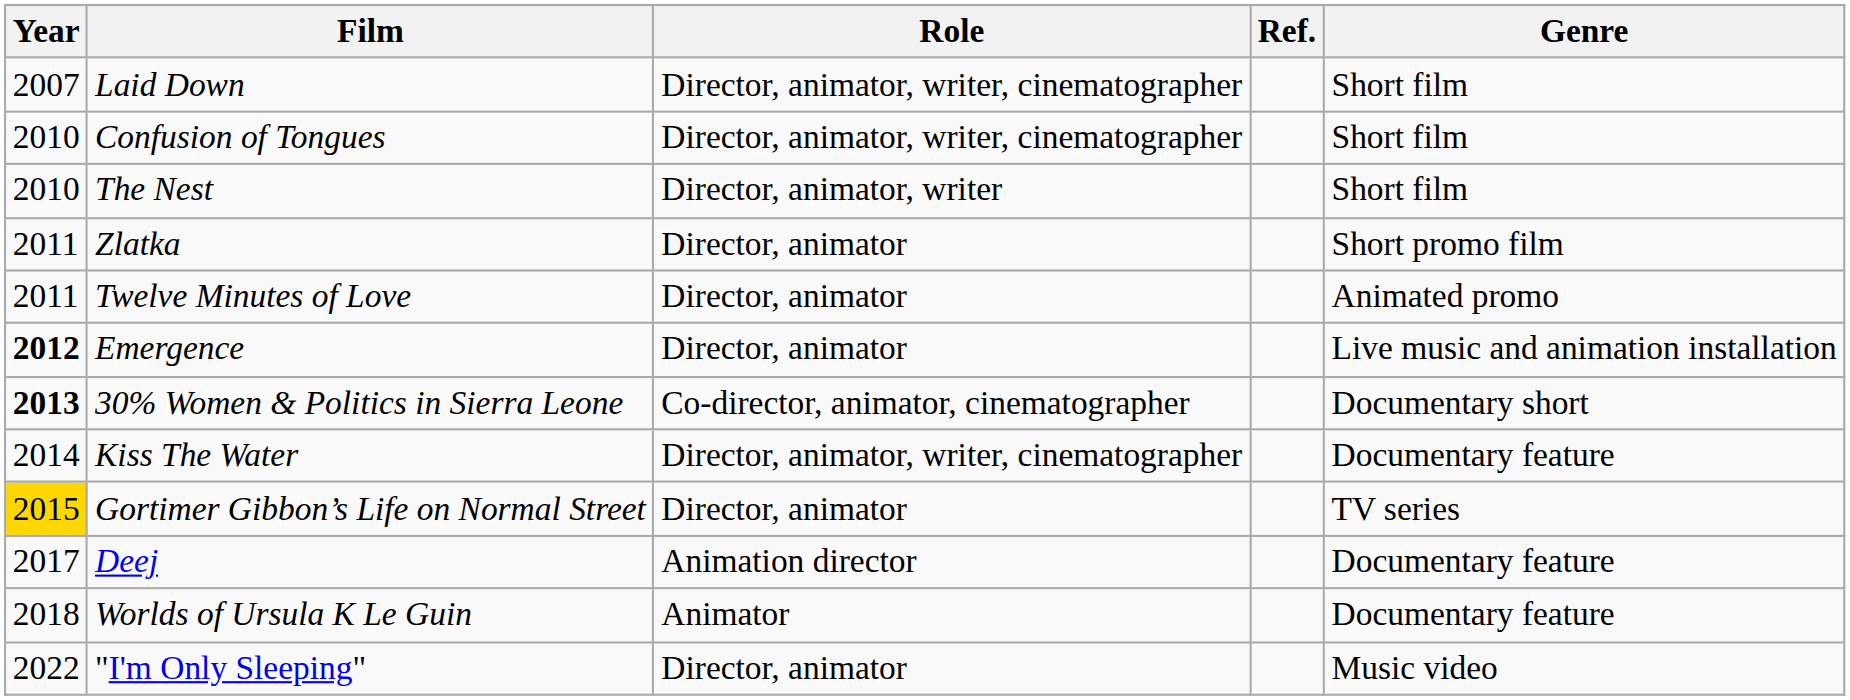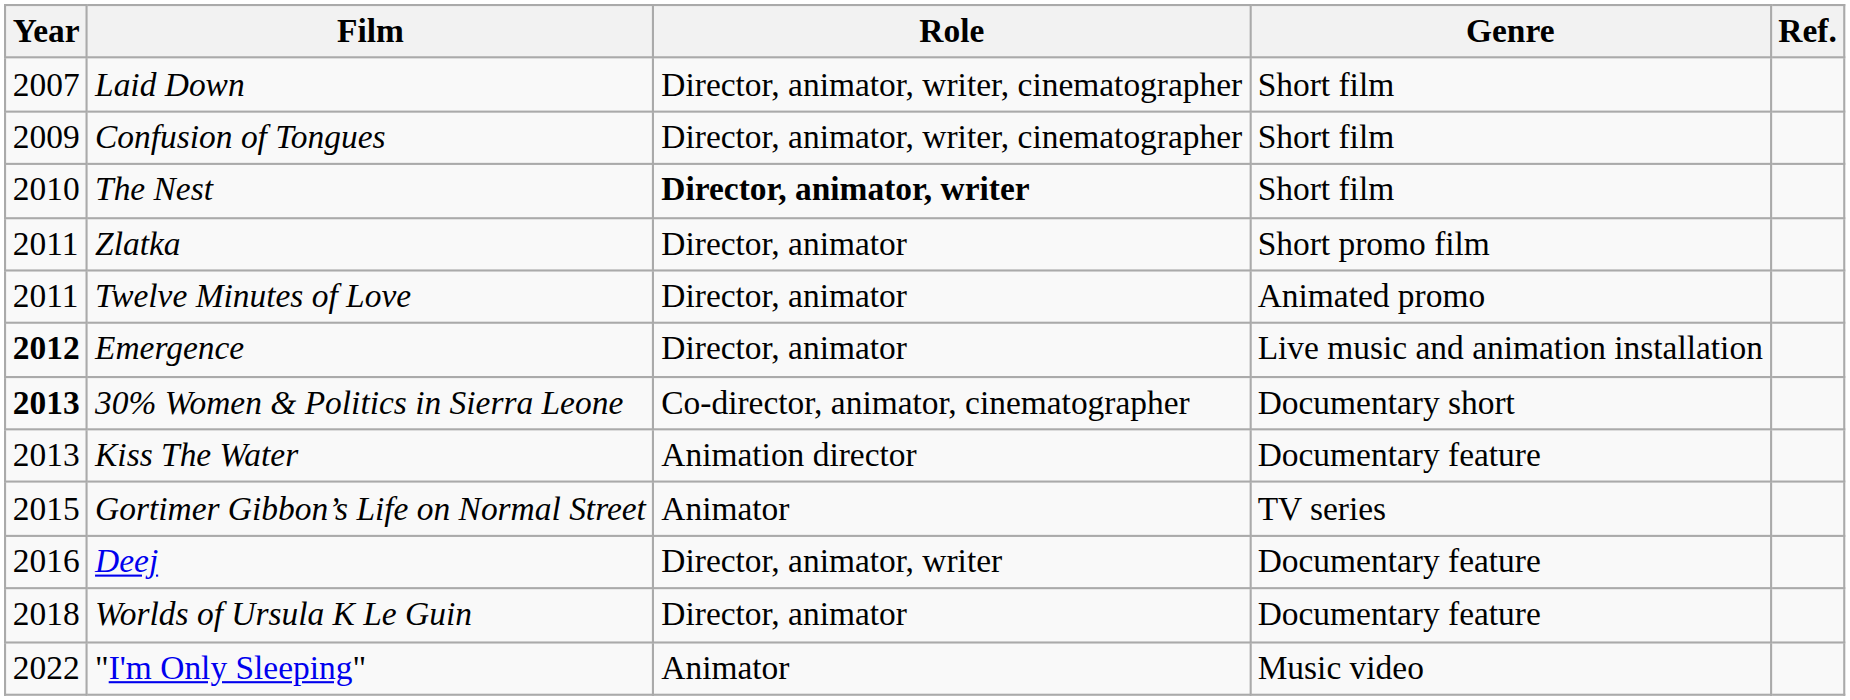columns swapped: (1584, 31) <-> (1287, 31)
(46, 137) 2010 -> (46, 137) 2009
(832, 190) normal -> (845, 190) bold
(46, 455) 2014 -> (46, 455) 2013
(952, 455) Director, animator, writer, cinematographer -> (789, 455) Animation director
(46, 508) gold background -> (46, 508) no background
(784, 508) Director, animator -> (725, 508) Animator
(46, 561) 2017 -> (46, 561) 2016
(789, 561) Animation director -> (832, 561) Director, animator, writer
(725, 614) Animator -> (784, 614) Director, animator
(784, 667) Director, animator -> (725, 667) Animator
